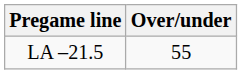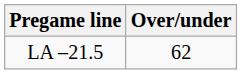(181, 52) 55 -> (181, 52) 62
